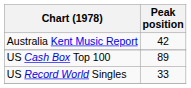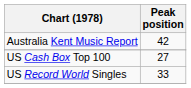(163, 58) 89 -> (163, 58) 27
